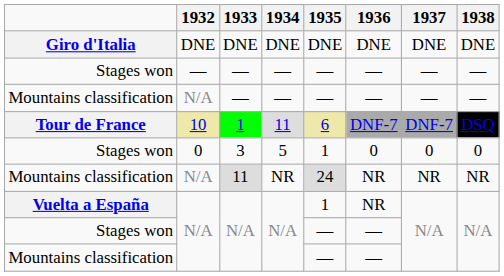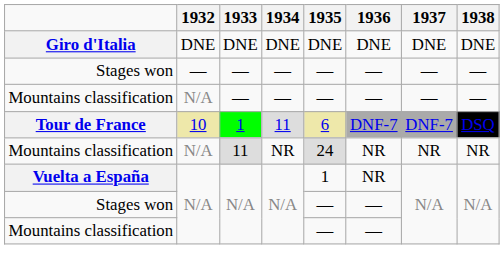- row: (135, 151)
